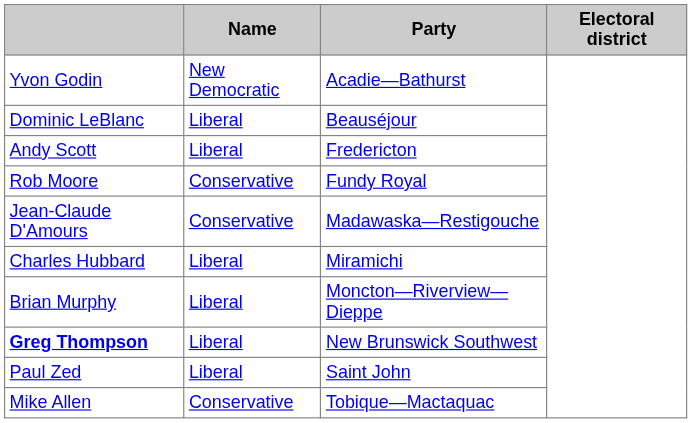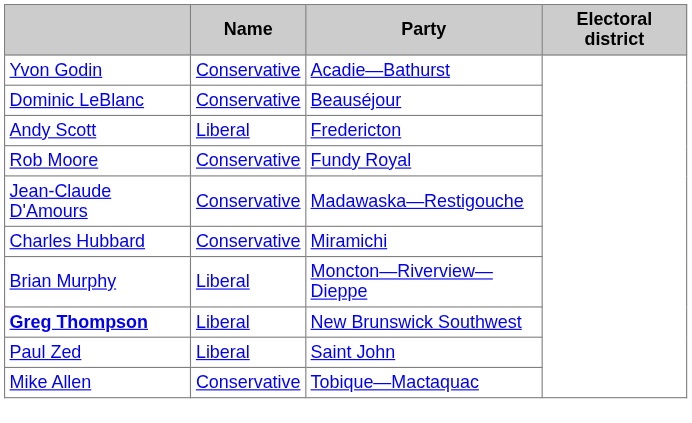(234, 80) New Democratic -> (248, 70) Conservative
(216, 120) Liberal -> (248, 100) Conservative
(216, 261) Liberal -> (248, 241) Conservative
